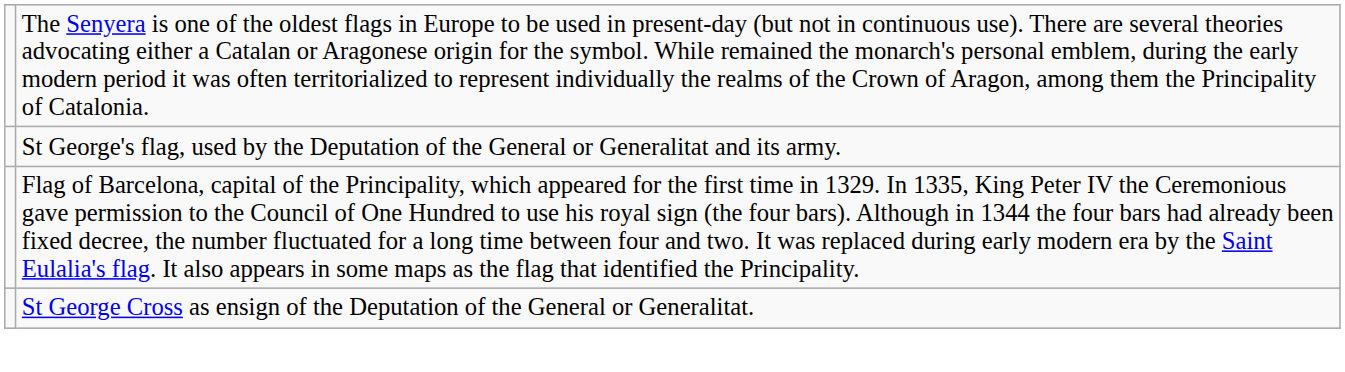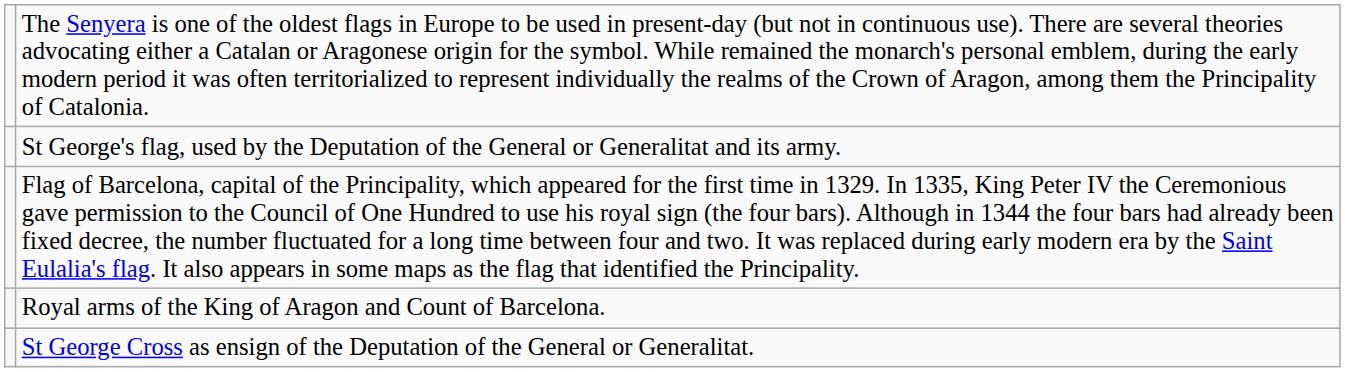+ row: (314, 307)
